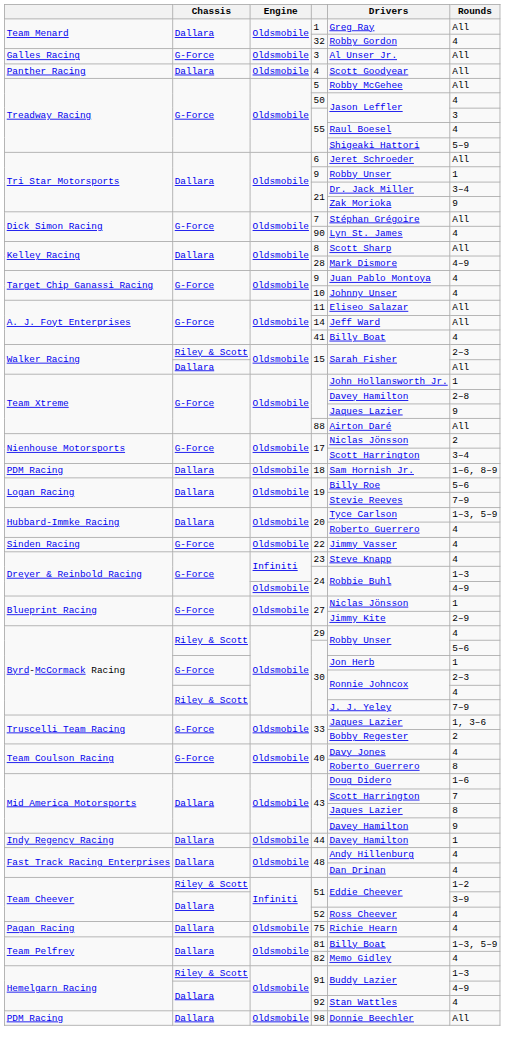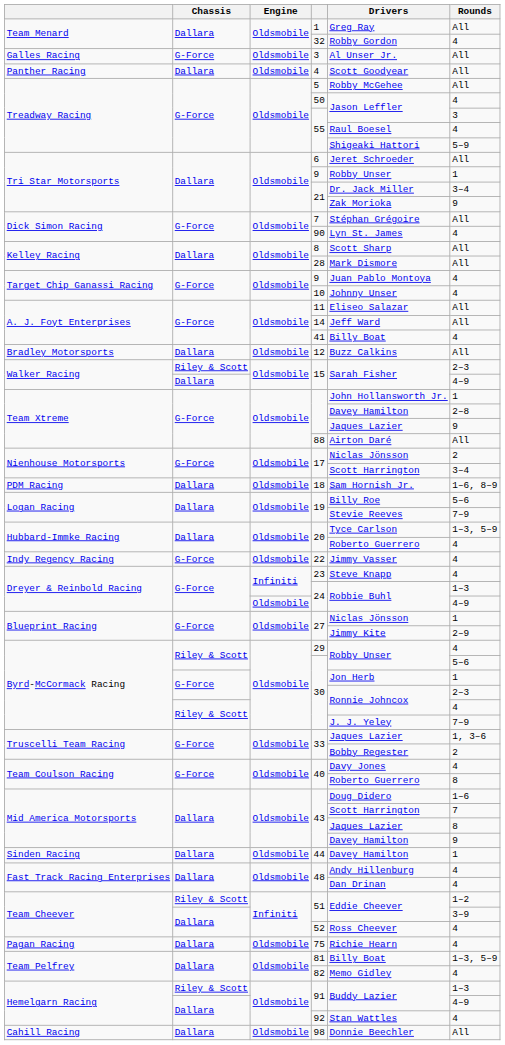(461, 263) 4–9 -> (461, 263) All
+ row: (194, 352)
(461, 367) All -> (461, 382) 4–9
(43, 545) Sinden Racing -> (60, 559) Indy Regency Racing
(60, 840) Indy Regency Racing -> (43, 855) Sinden Racing
(35, 1018) PDM Racing -> (43, 1033) Cahill Racing
